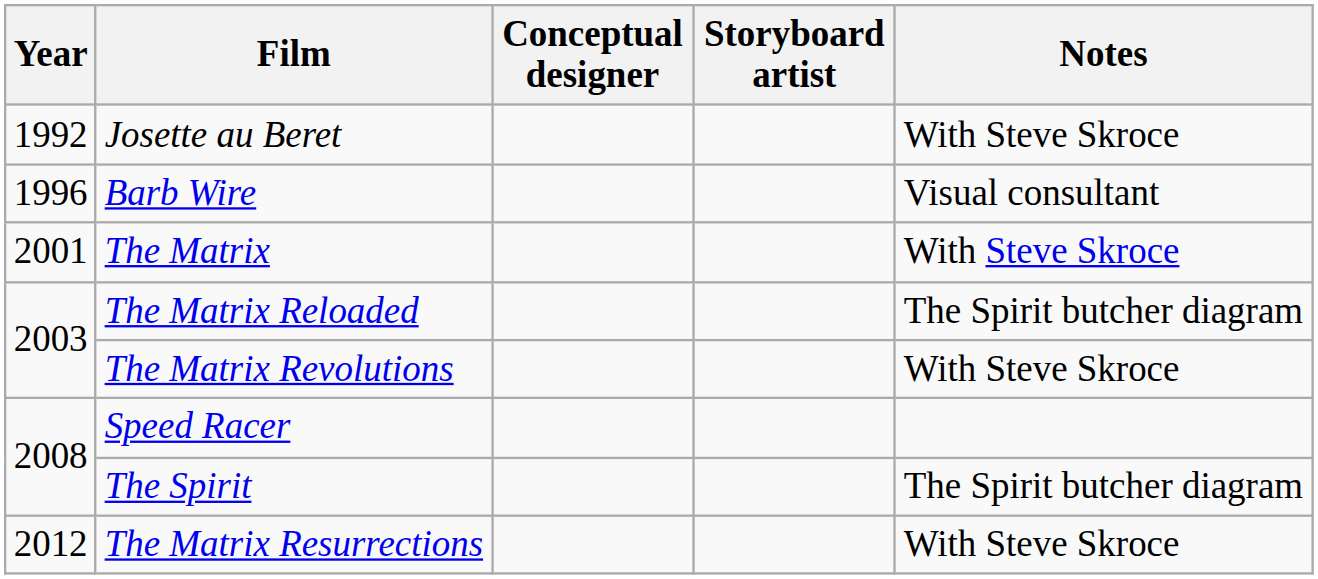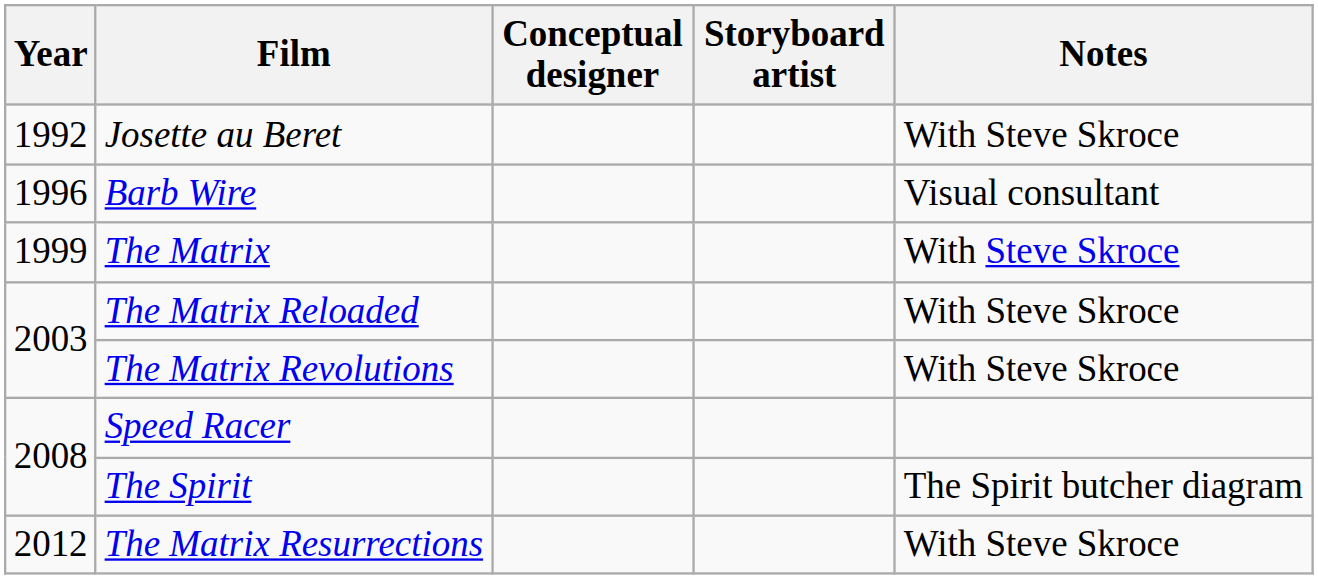(51, 251) 2001 -> (51, 251) 1999
(1103, 309) The Spirit butcher diagram -> (1042, 309) With Steve Skroce
